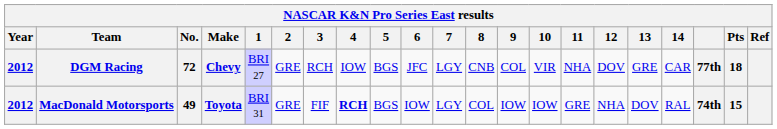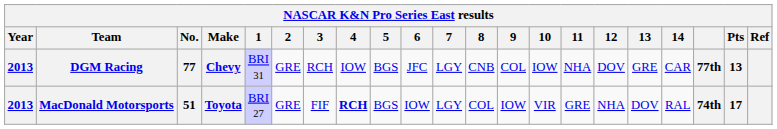(20, 67) 2012 -> (20, 67) 2013
(189, 67) 72 -> (189, 67) 77
(258, 66) BRI 27 -> (258, 66) BRI 31
(545, 67) VIR -> (545, 67) IOW
(736, 67) 18 -> (736, 67) 13
(20, 105) 2012 -> (20, 105) 2013
(189, 105) 49 -> (189, 105) 51
(258, 104) BRI 31 -> (258, 104) BRI 27
(545, 105) IOW -> (545, 105) VIR
(736, 105) 15 -> (736, 105) 17
